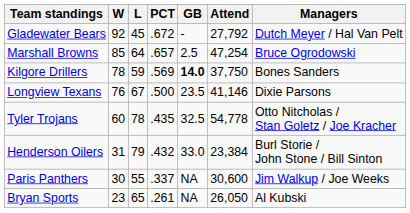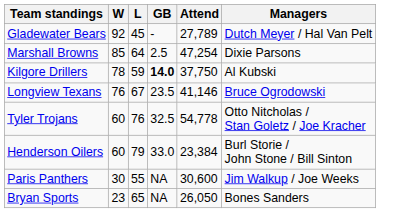- column: (163, 14)
(229, 33) 27,792 -> (199, 33) 27,789
(305, 53) Bruce Ogrodowski -> (263, 53) Dixie Parsons
(297, 72) Bones Sanders -> (250, 72) Al Kubski
(293, 92) Dixie Parsons -> (275, 92) Bruce Ogrodowski
(138, 118) 78 -> (138, 118) 76
(118, 152) 31 -> (118, 152) 60
(281, 198) Al Kubski -> (267, 198) Bones Sanders
